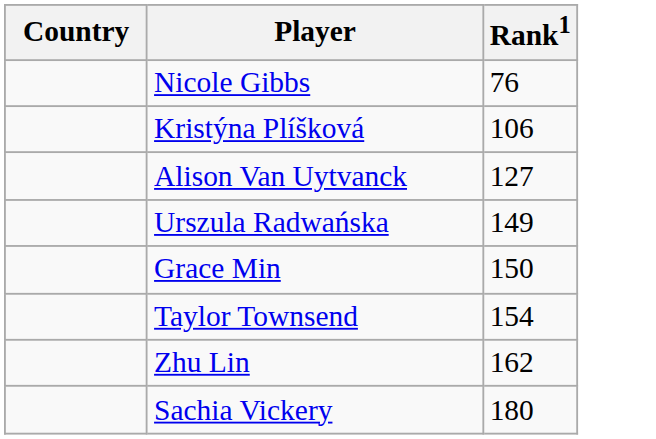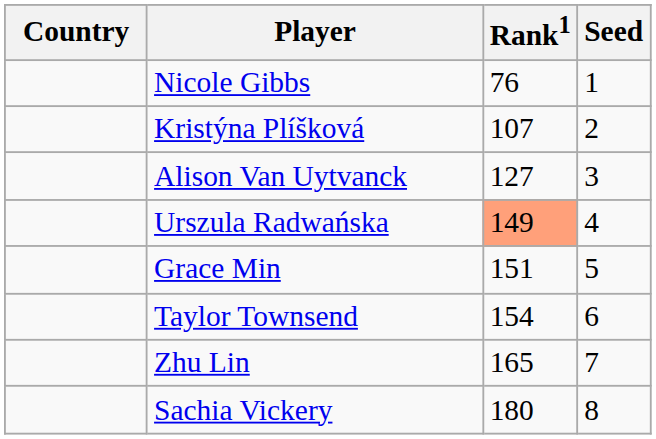+ column: (614, 31)
(512, 129) 106 -> (512, 129) 107
(512, 222) no background -> (512, 222) lightsalmon background
(512, 269) 150 -> (512, 269) 151
(512, 362) 162 -> (512, 362) 165
